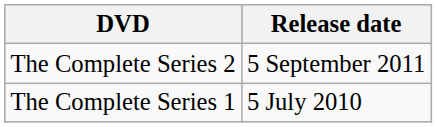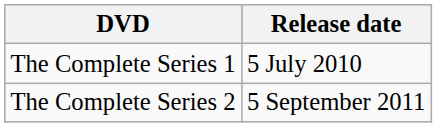rows swapped: (123, 102) <-> (123, 63)
